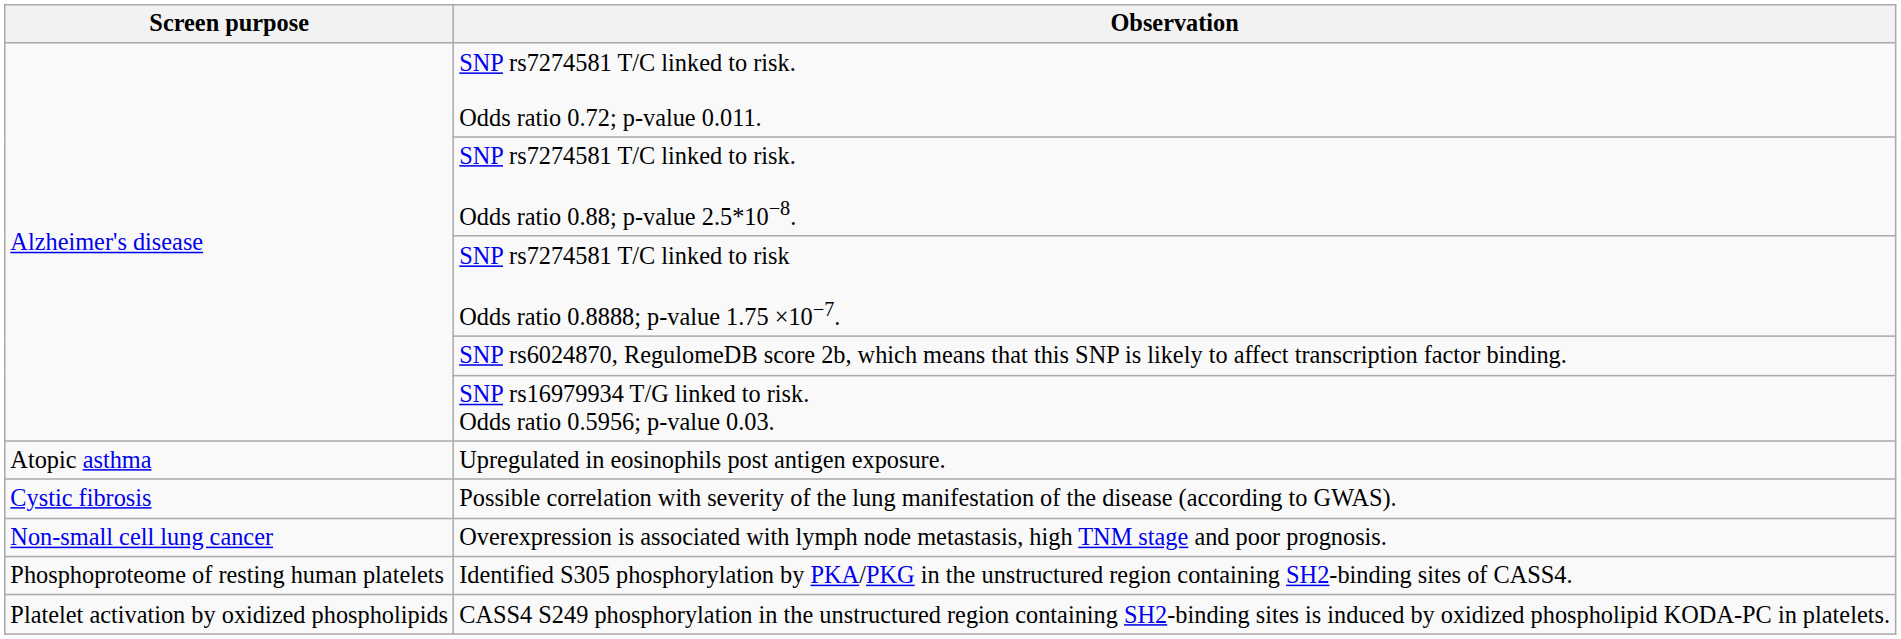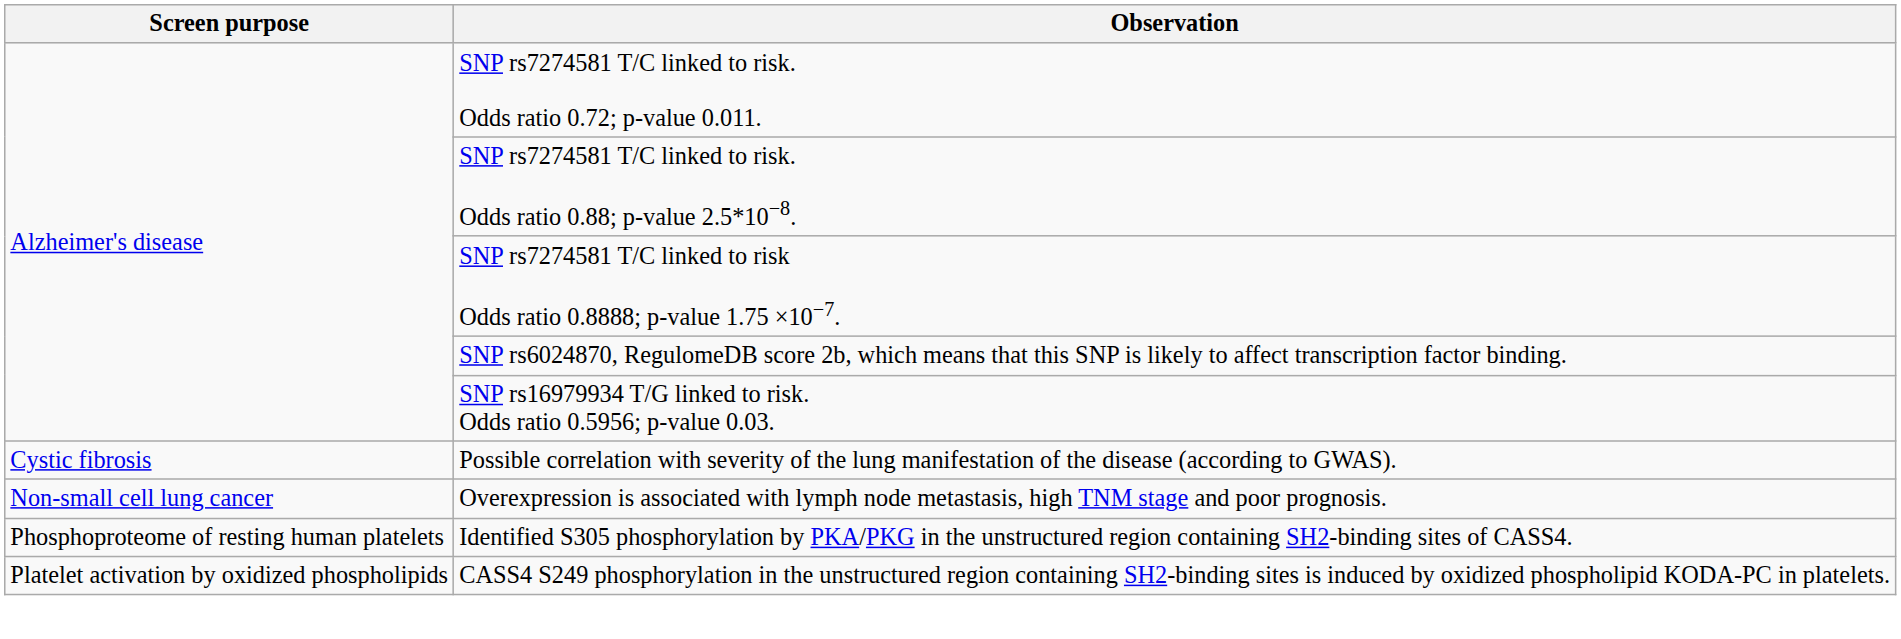- row: (702, 459)
